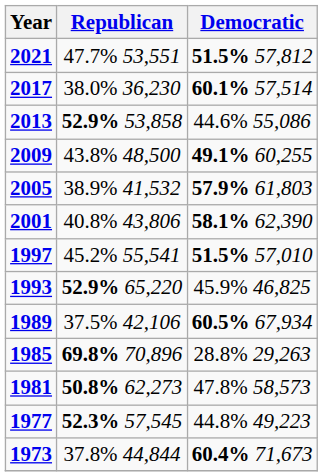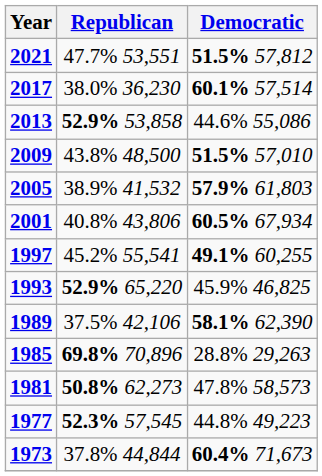(252, 155) 49.1% 60,255 -> (252, 155) 51.5% 57,010
(252, 221) 58.1% 62,390 -> (252, 221) 60.5% 67,934
(252, 254) 51.5% 57,010 -> (252, 254) 49.1% 60,255
(252, 321) 60.5% 67,934 -> (252, 321) 58.1% 62,390
